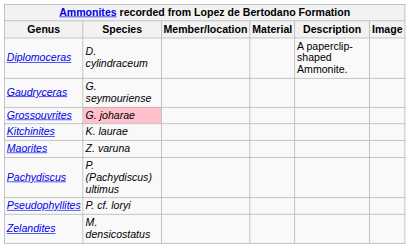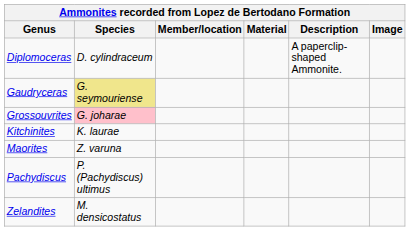(118, 92) no background -> (110, 92) khaki background
- row: (44, 206)
